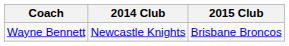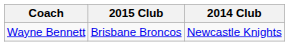columns swapped: (138, 13) <-> (236, 13)
